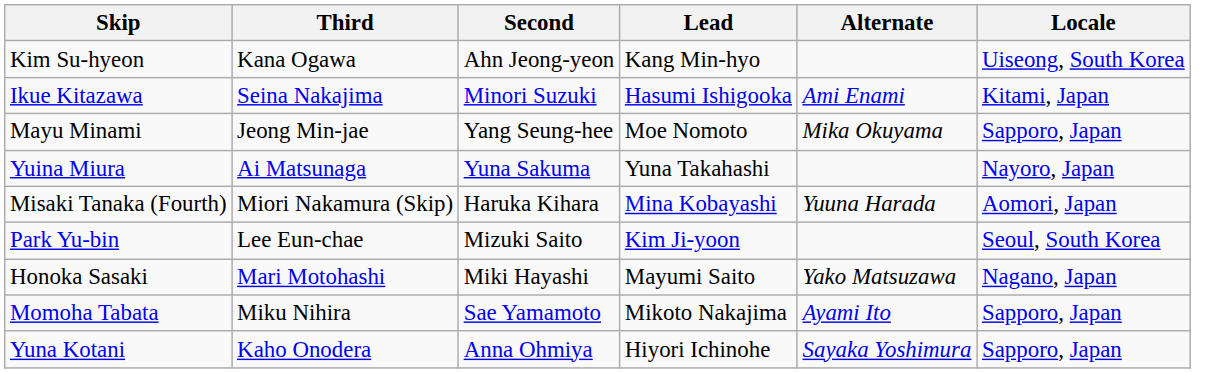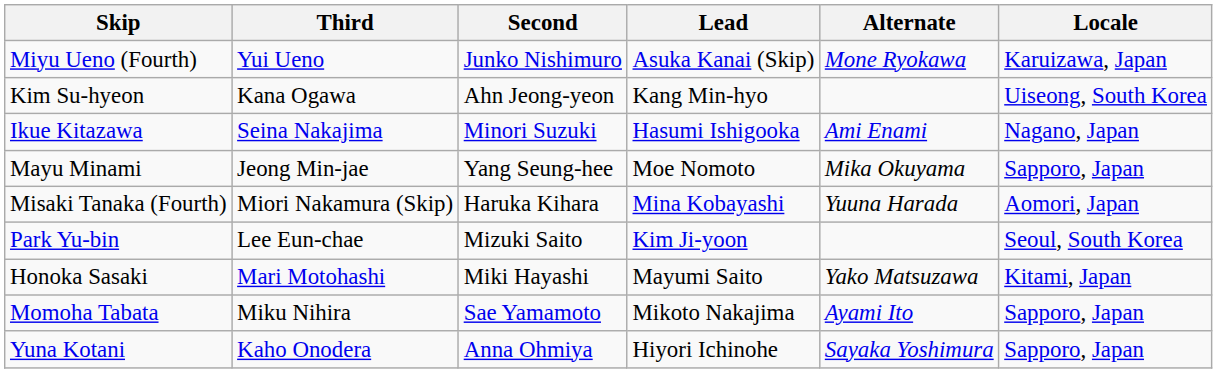+ row: (103, 58)
(1045, 95) Kitami, Japan -> (1072, 131) Nagano, Japan
- row: (68, 167)
(1049, 276) Nagano, Japan -> (1068, 276) Kitami, Japan
